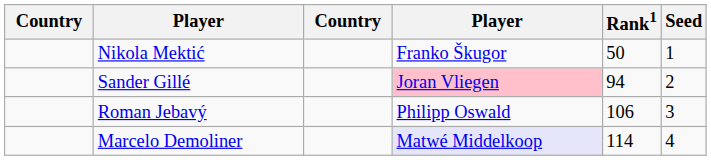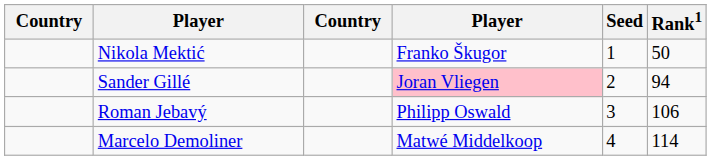columns swapped: (632, 21) <-> (684, 21)
(469, 140) lavender background -> (469, 140) no background
